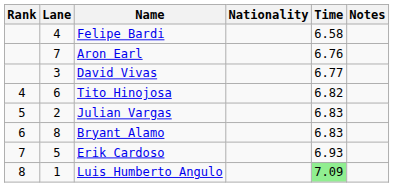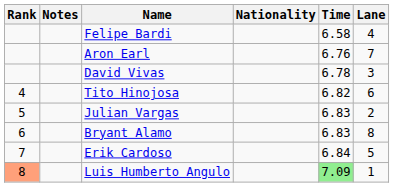columns swapped: (57, 14) <-> (367, 14)
(329, 73) 6.77 -> (336, 73) 6.78
(329, 152) 6.93 -> (336, 152) 6.84
(22, 172) no background -> (22, 172) lightsalmon background
